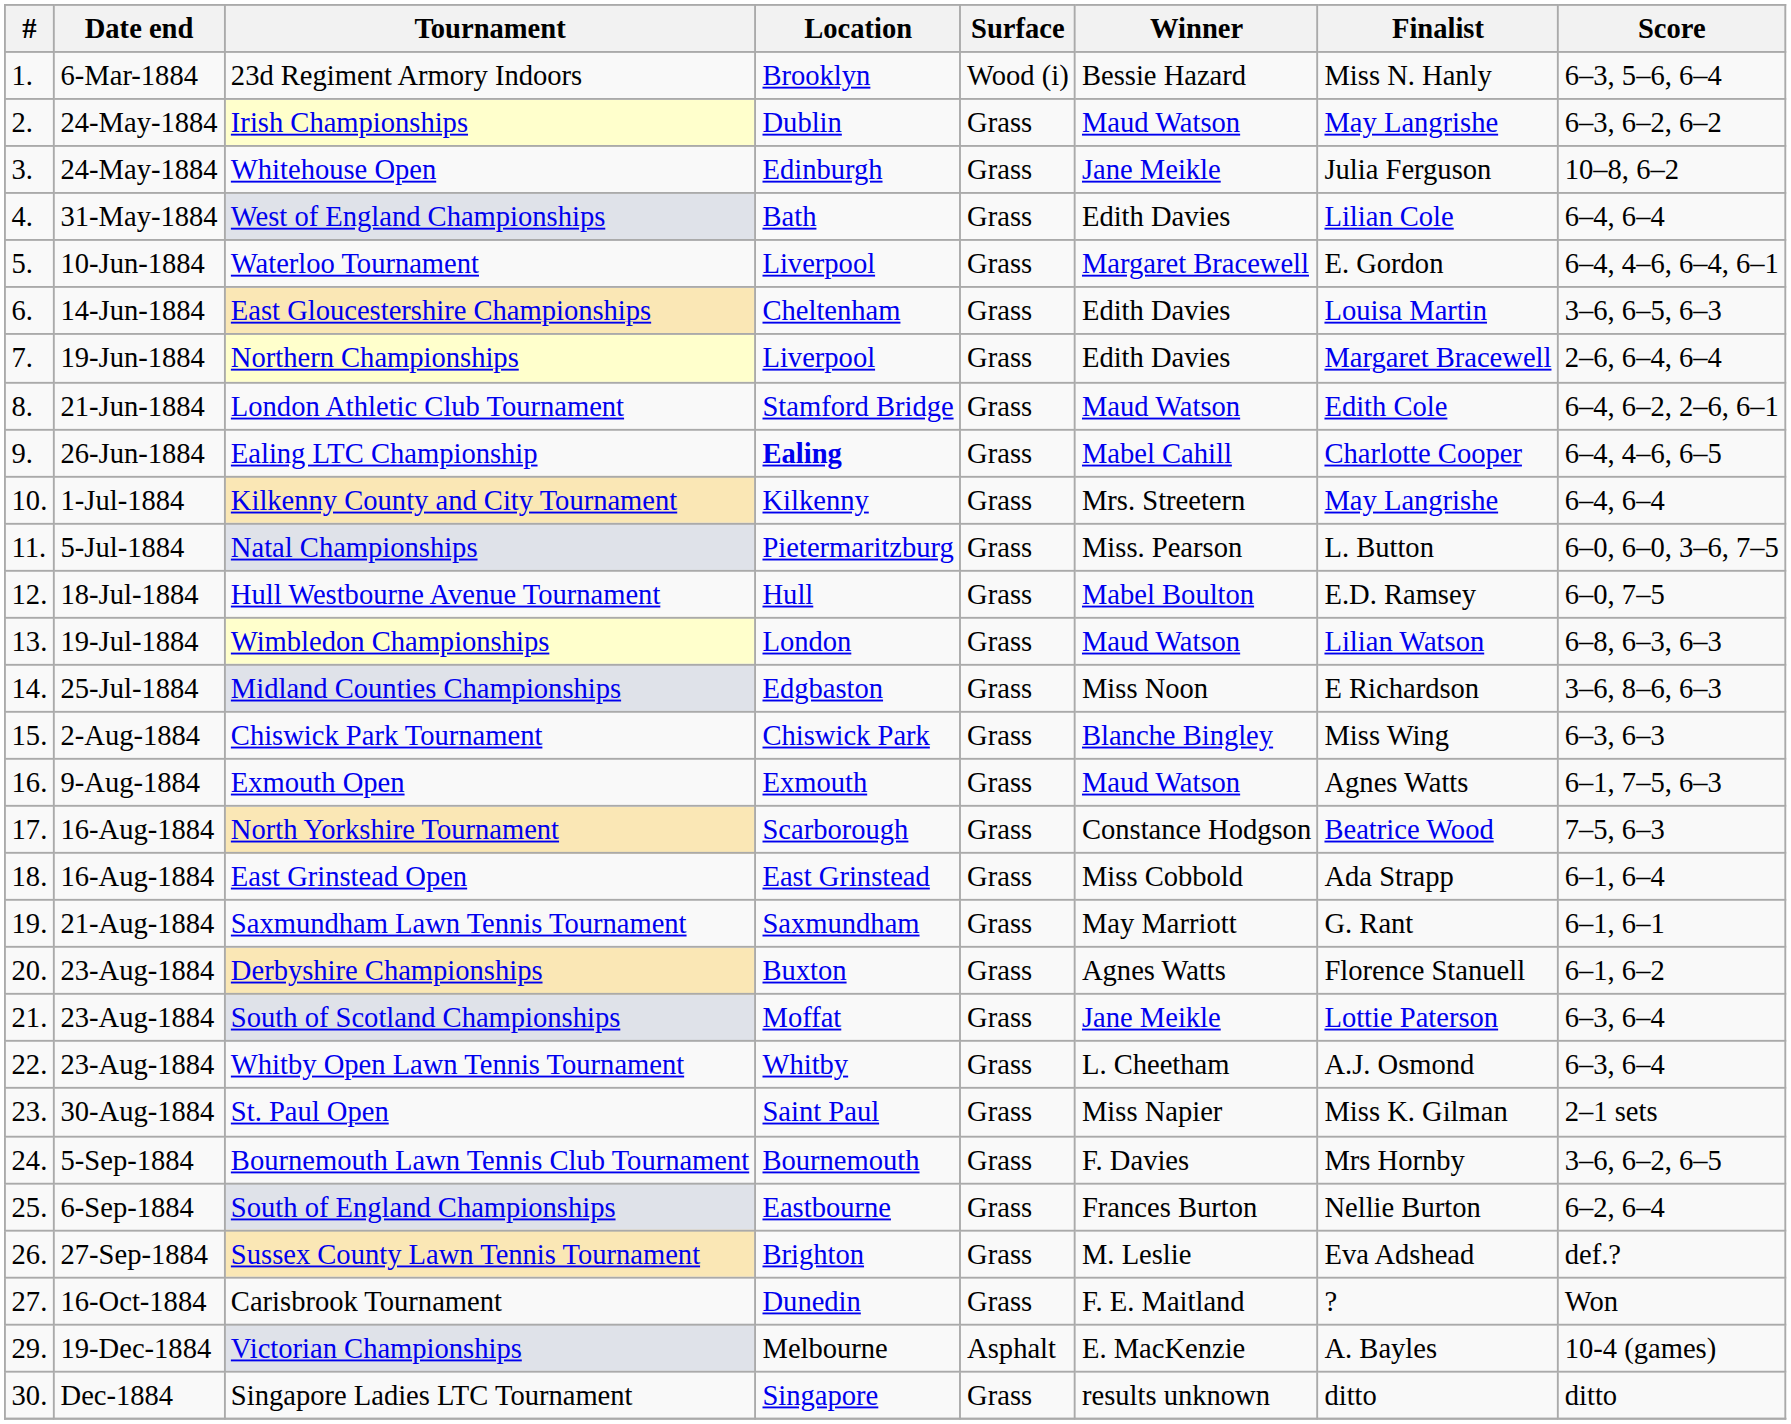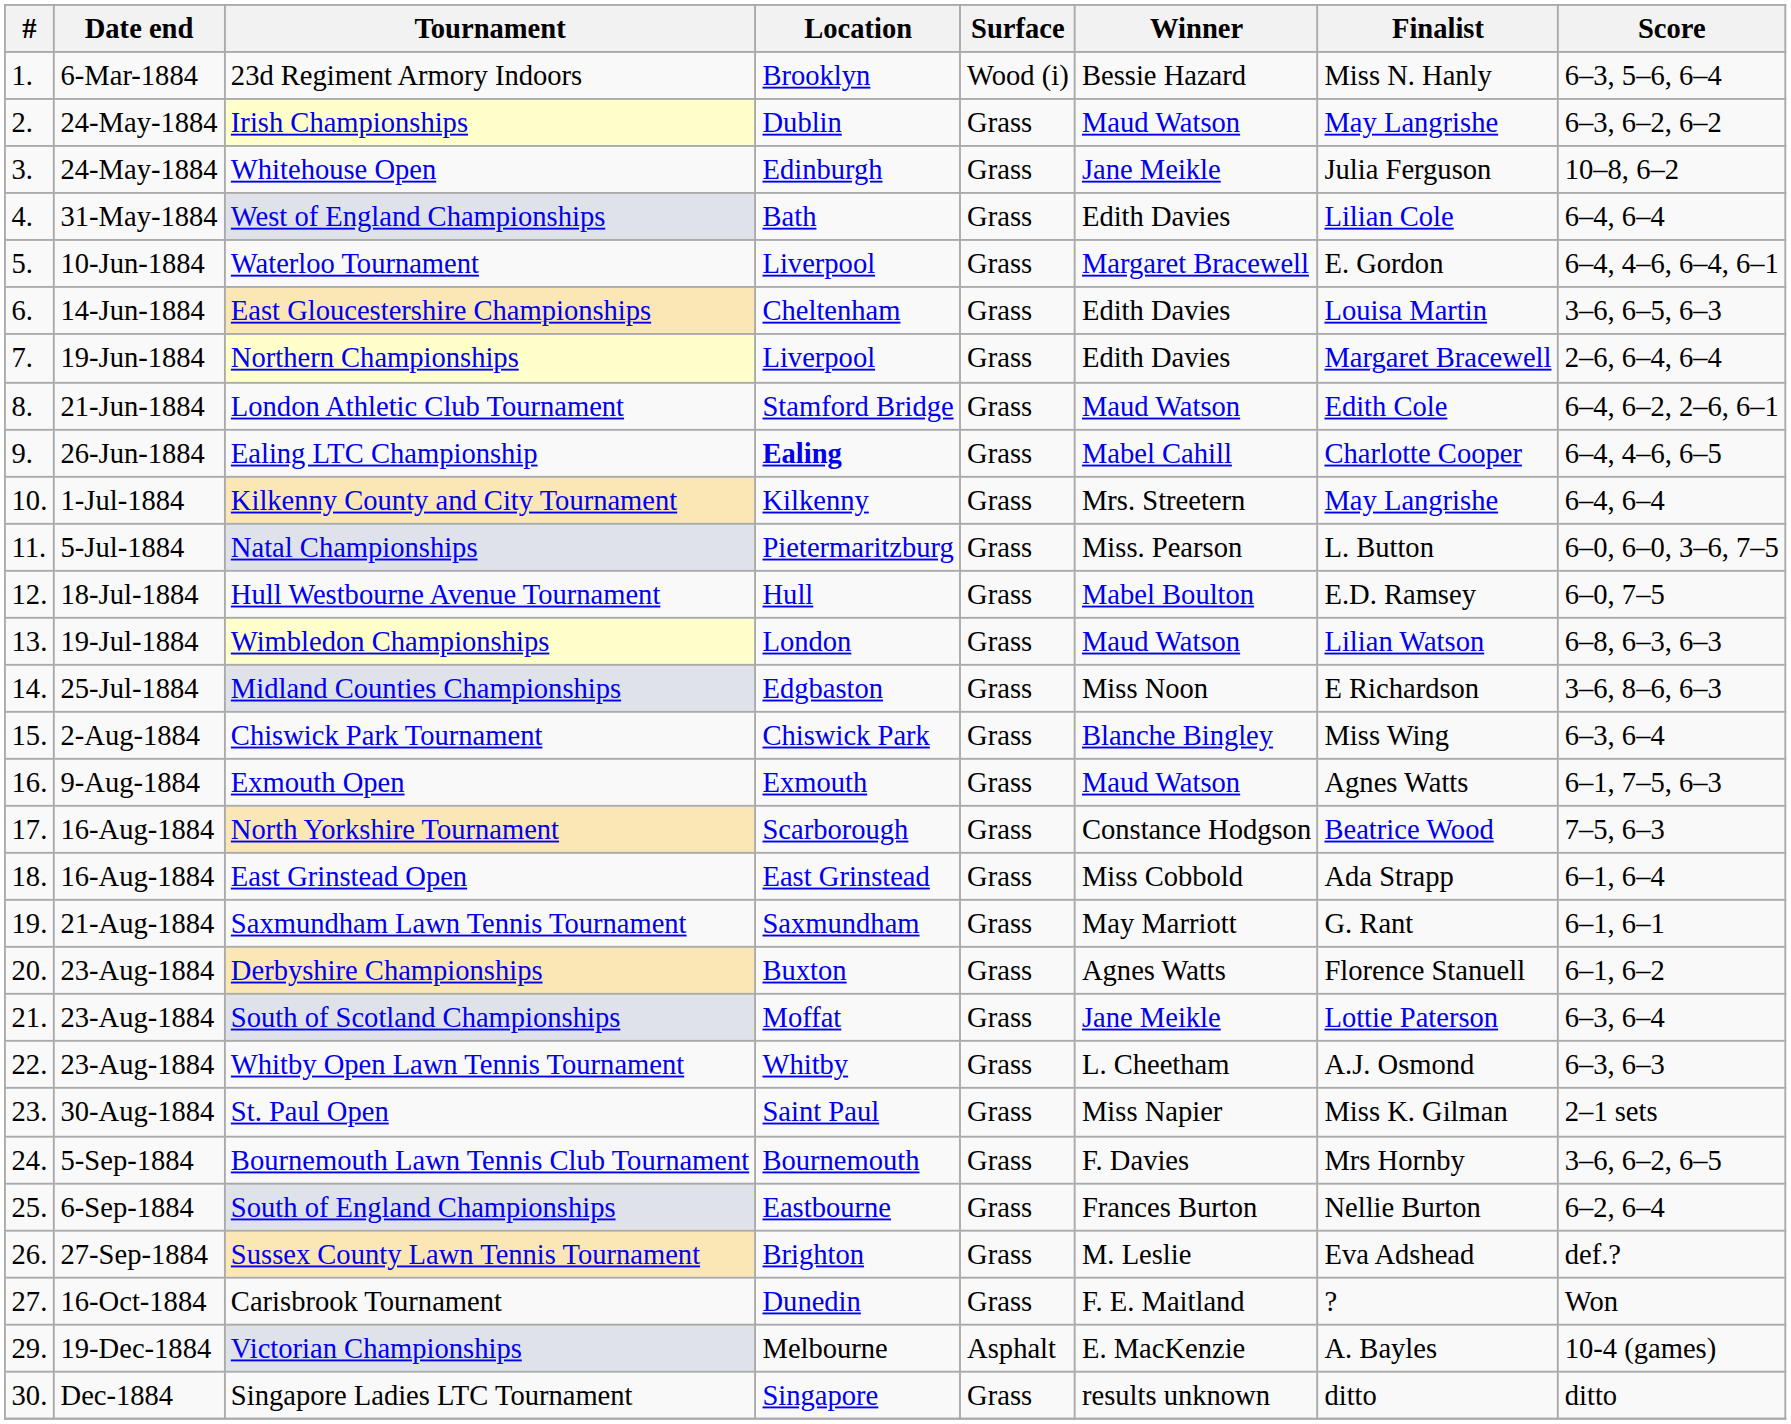(1615, 735) 6–3, 6–3 -> (1615, 735) 6–3, 6–4
(1615, 1064) 6–3, 6–4 -> (1615, 1064) 6–3, 6–3
